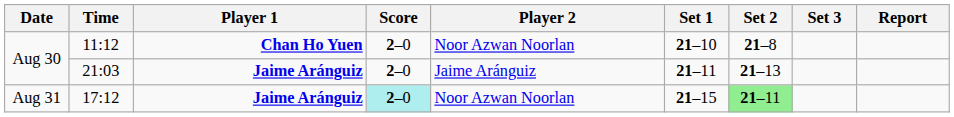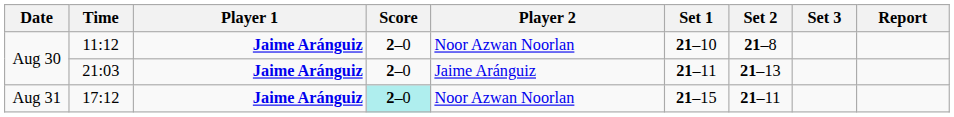(312, 45) Chan Ho Yuen -> (308, 45) Jaime Aránguiz
(760, 98) lightgreen background -> (760, 98) no background
